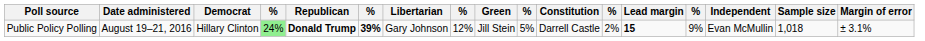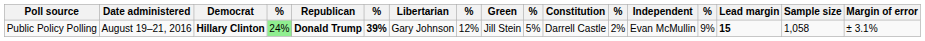columns swapped: (740, 12) <-> (654, 12)
(227, 28) normal -> (231, 28) bold
(790, 28) 1,018 -> (797, 28) 1,058
